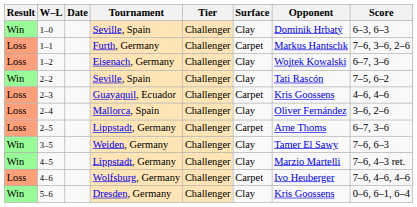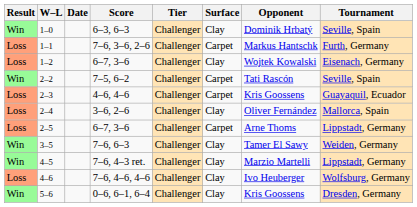columns swapped: (136, 12) <-> (381, 12)
(245, 78) Clay -> (219, 78) Carpet
(249, 177) Carpet -> (215, 177) Clay
